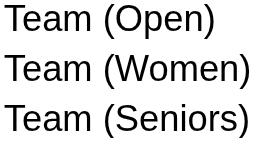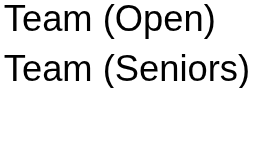- row: (128, 69)
